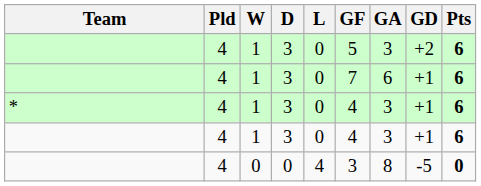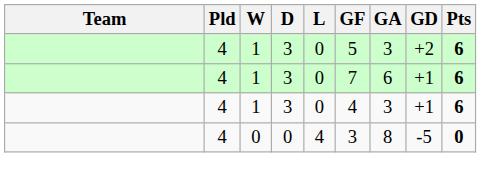- row: (13, 107)
